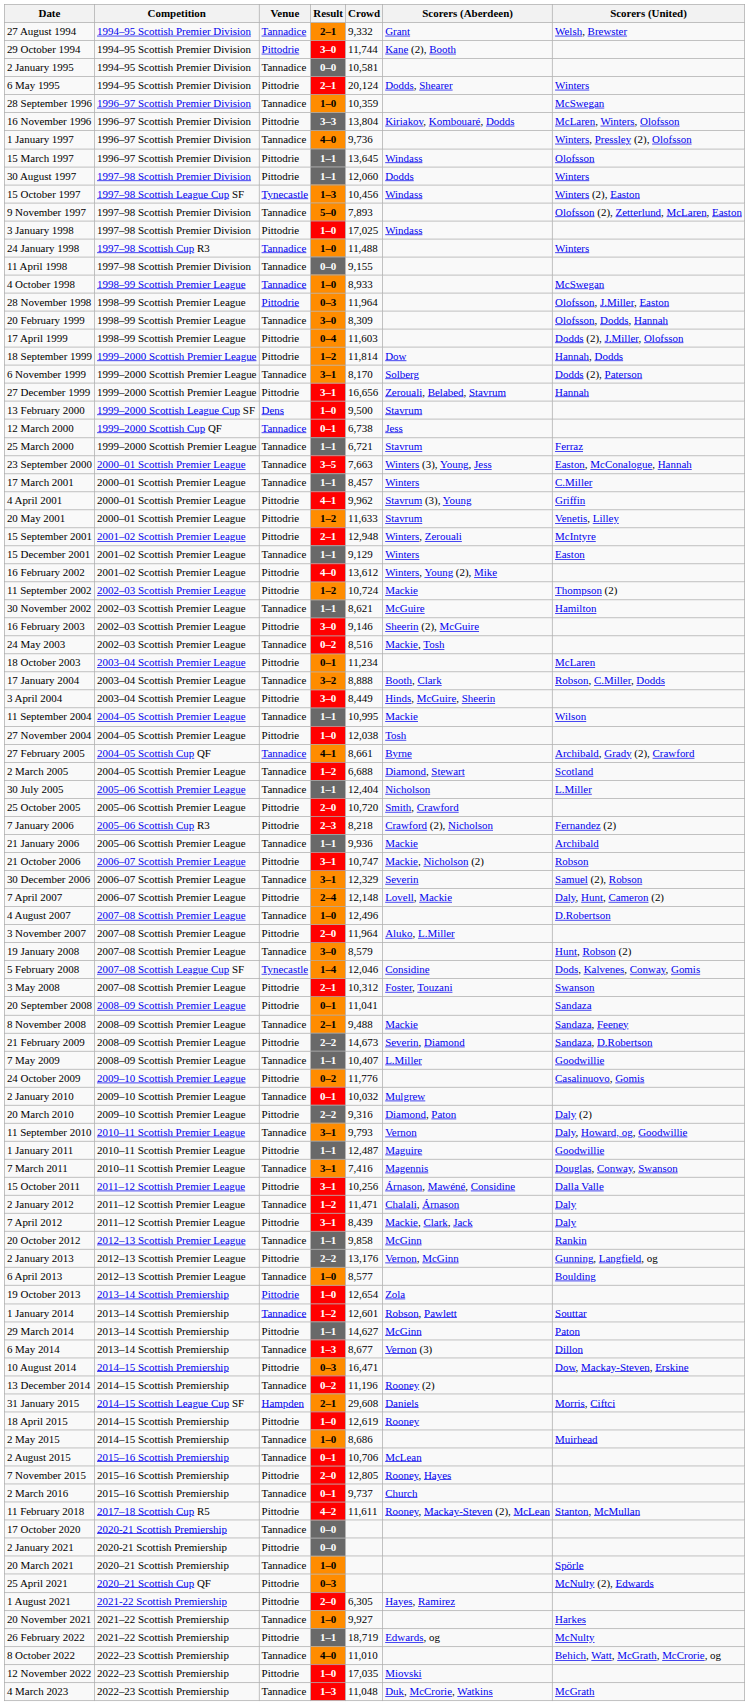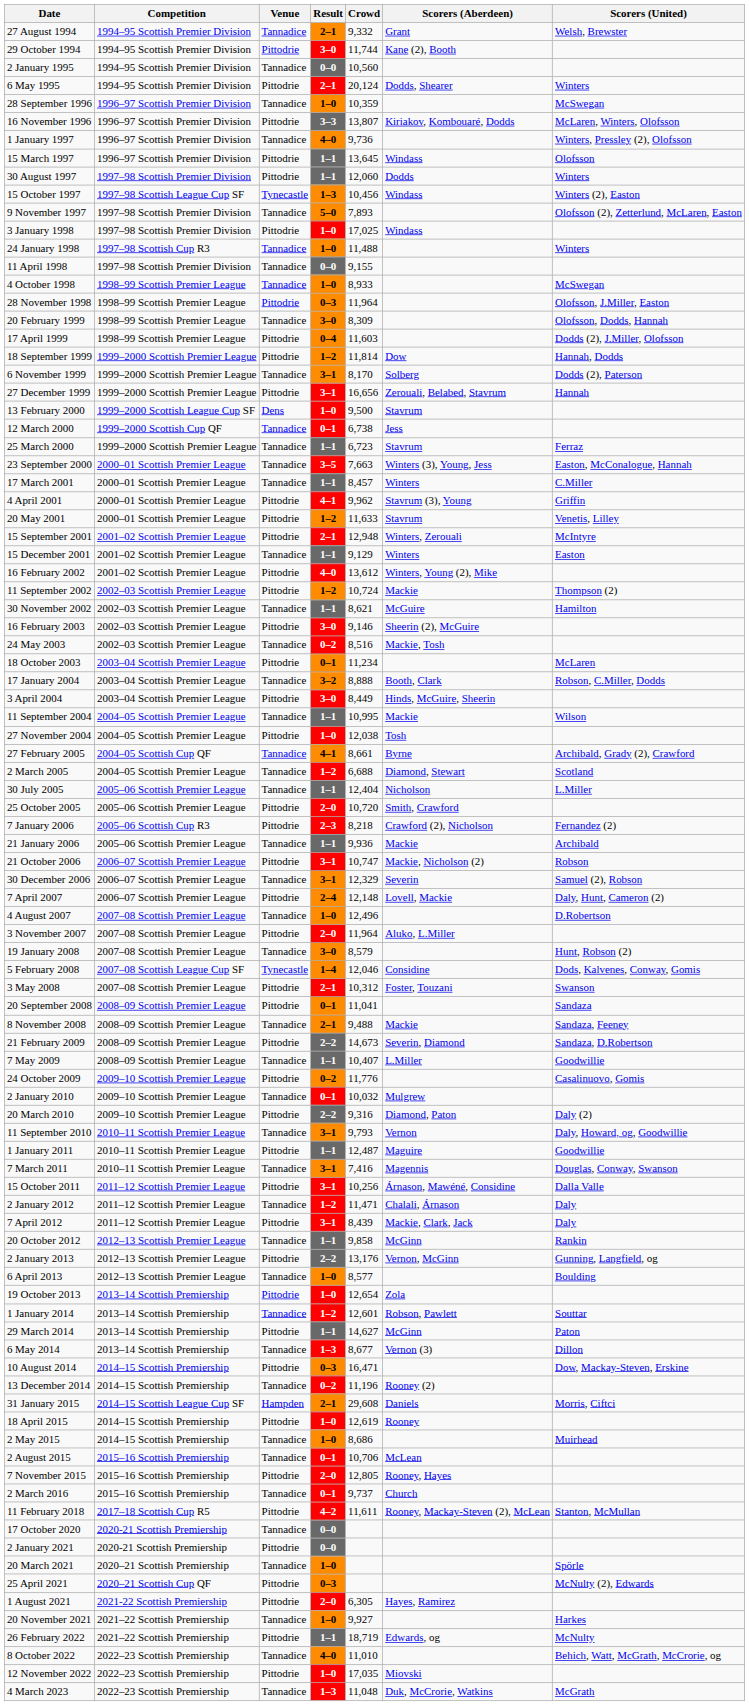(363, 67) 10,581 -> (363, 67) 10,560
(363, 121) 13,804 -> (363, 121) 13,807
(360, 446) 6,721 -> (360, 446) 6,723
